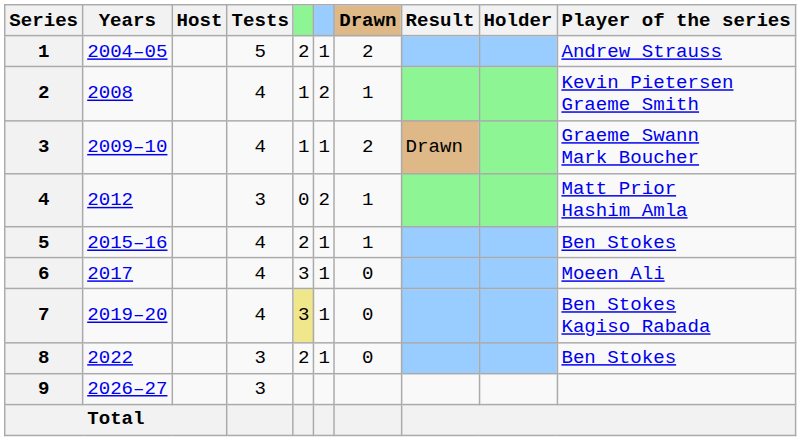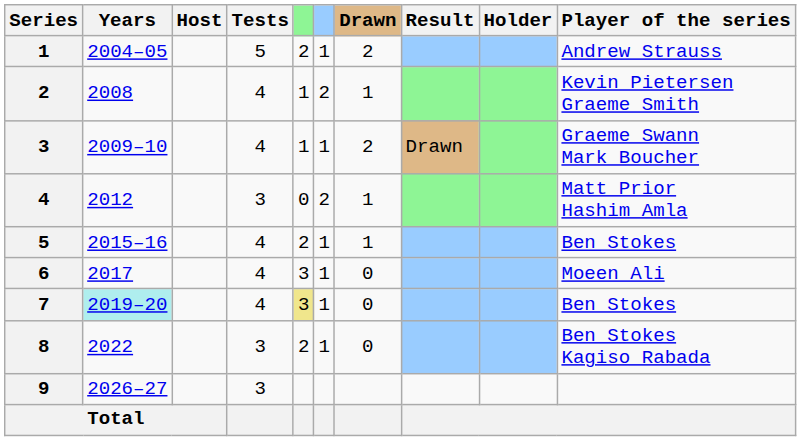(127, 316) no background -> (127, 304) paleturquoise background
(636, 316) Ben Stokes Kagiso Rabada -> (619, 304) Ben Stokes
(619, 358) Ben Stokes -> (636, 347) Ben Stokes Kagiso Rabada
